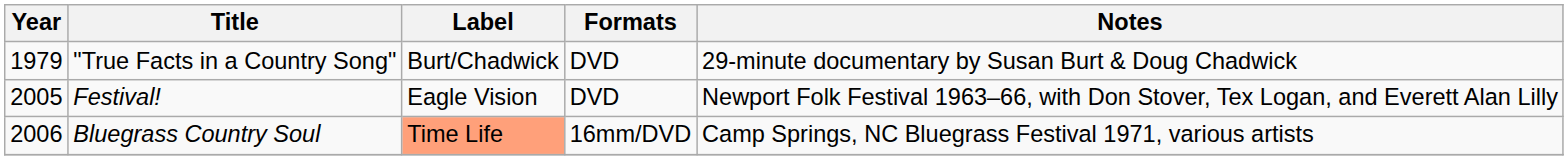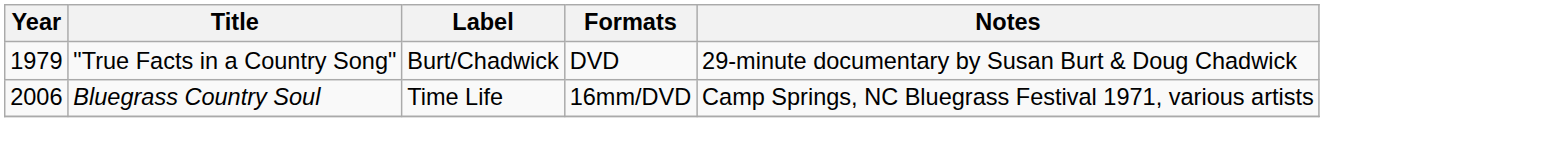- row: (117, 97)
(455, 135) lightsalmon background -> (455, 97) no background
